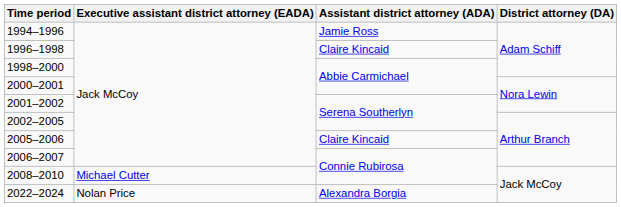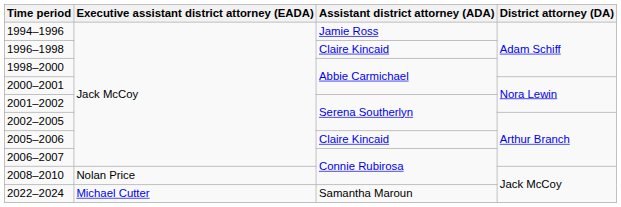(113, 175) Michael Cutter -> (106, 175) Nolan Price
(106, 193) Nolan Price -> (113, 193) Michael Cutter
(363, 193) Alexandra Borgia -> (366, 193) Samantha Maroun
